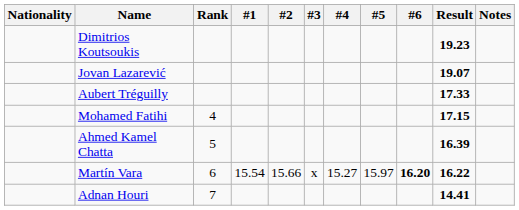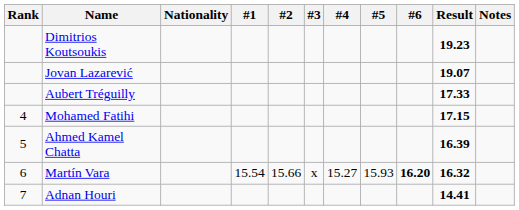columns swapped: (213, 15) <-> (40, 15)
(379, 173) 15.97 -> (379, 173) 15.93
(455, 173) 16.22 -> (455, 173) 16.32
